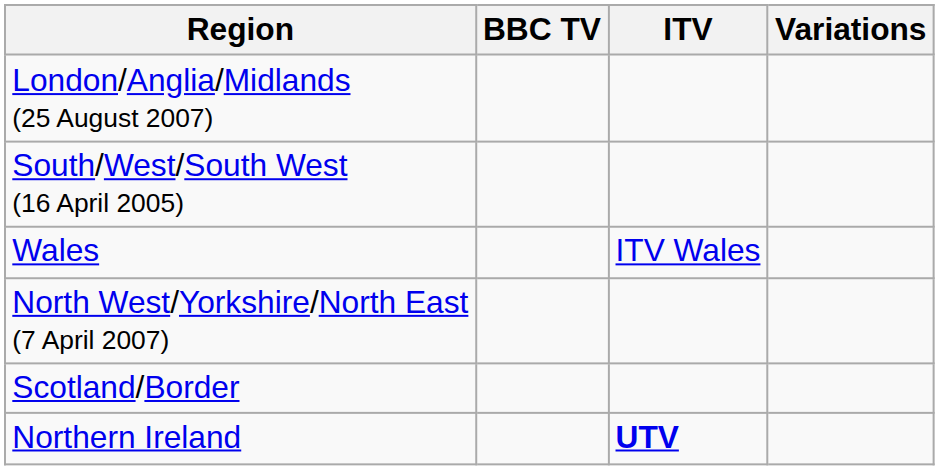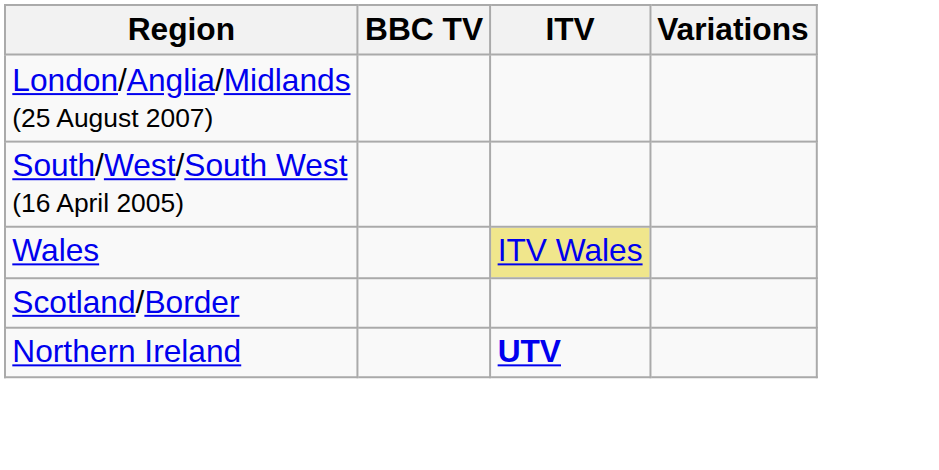(688, 251) no background -> (570, 251) khaki background
- row: (240, 319)
